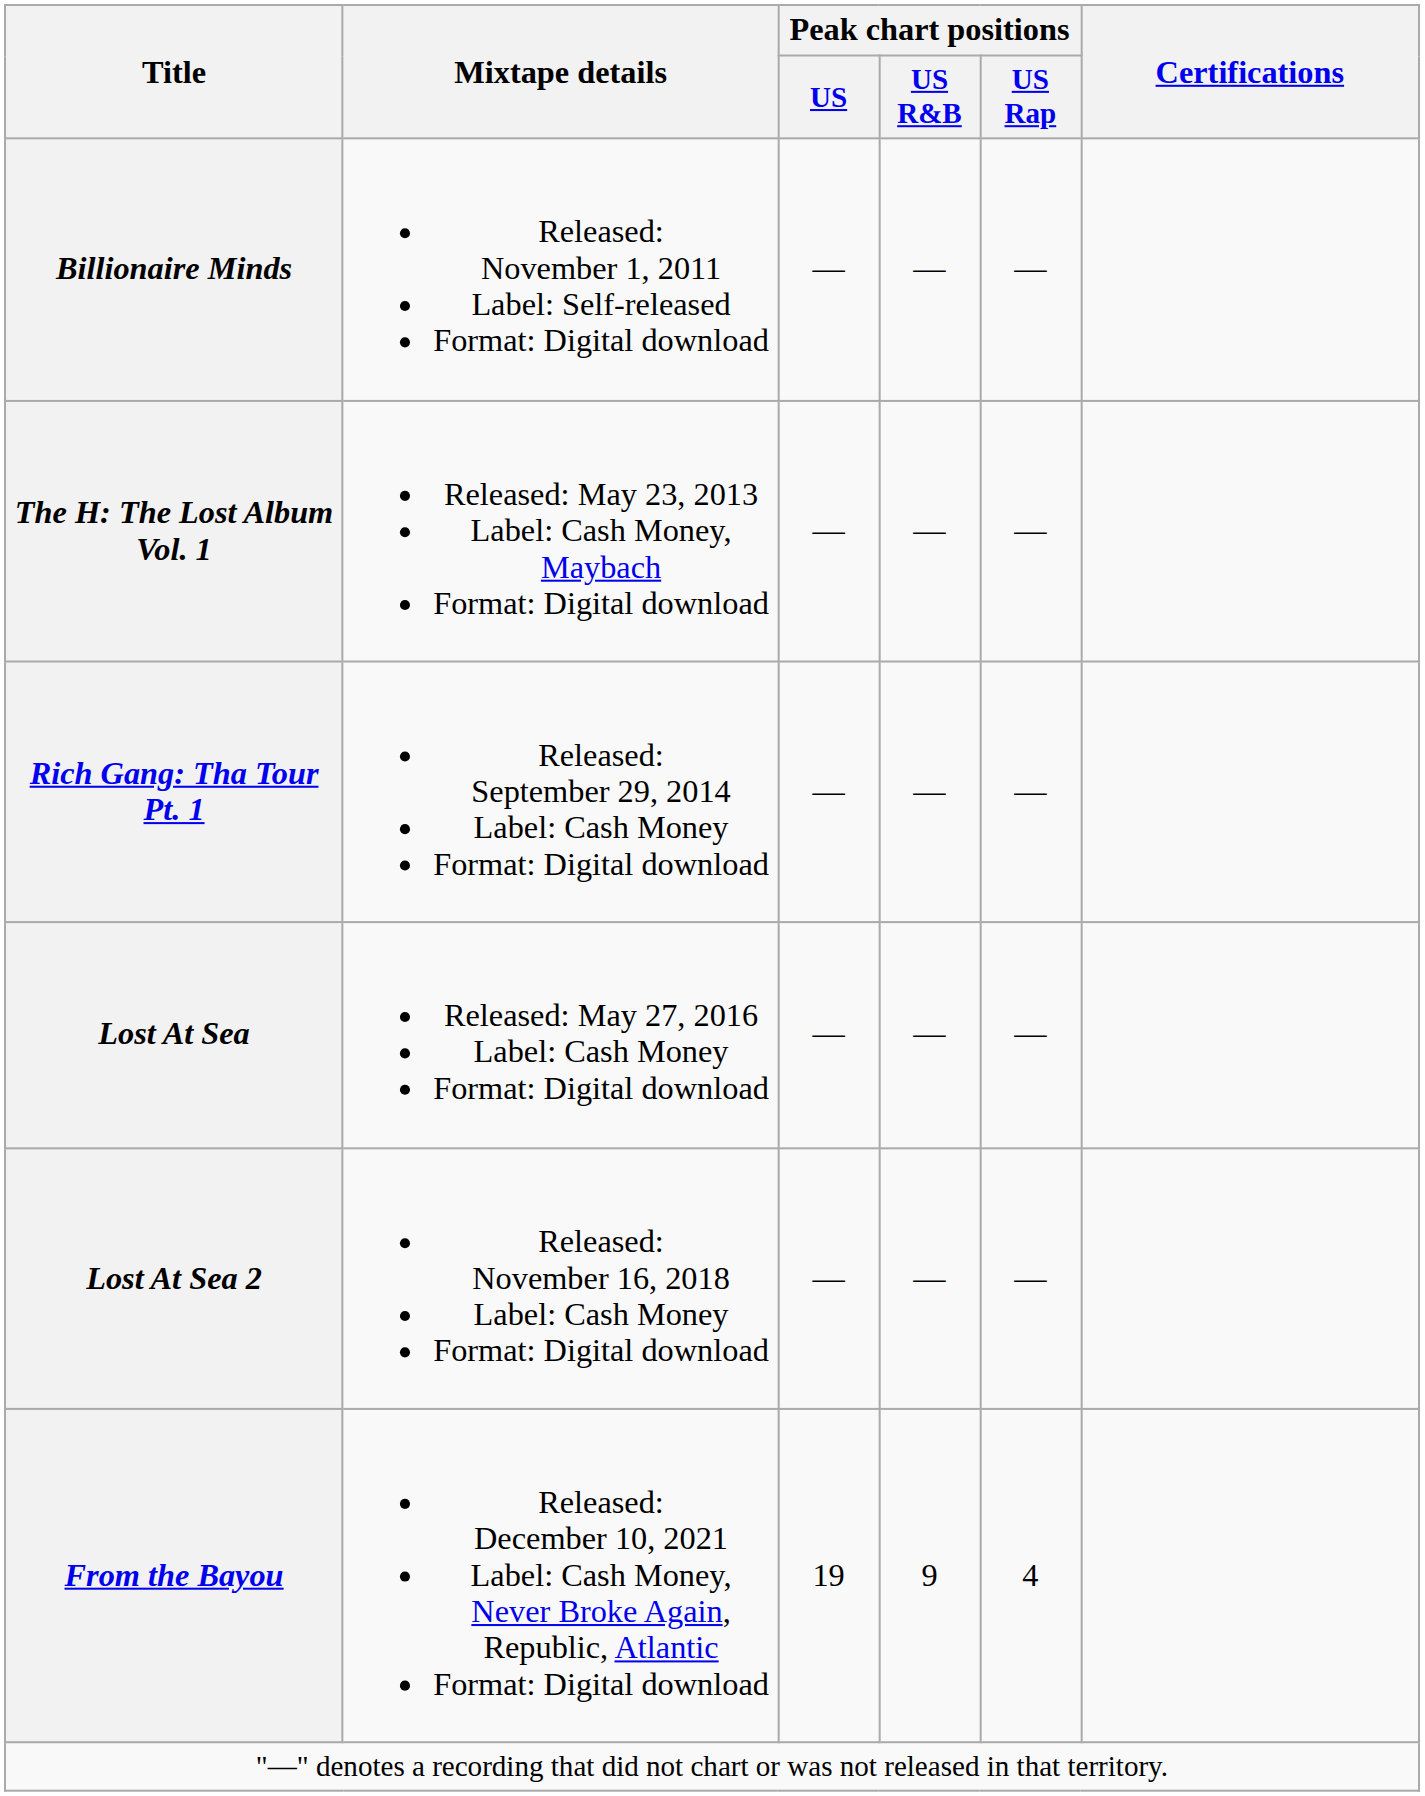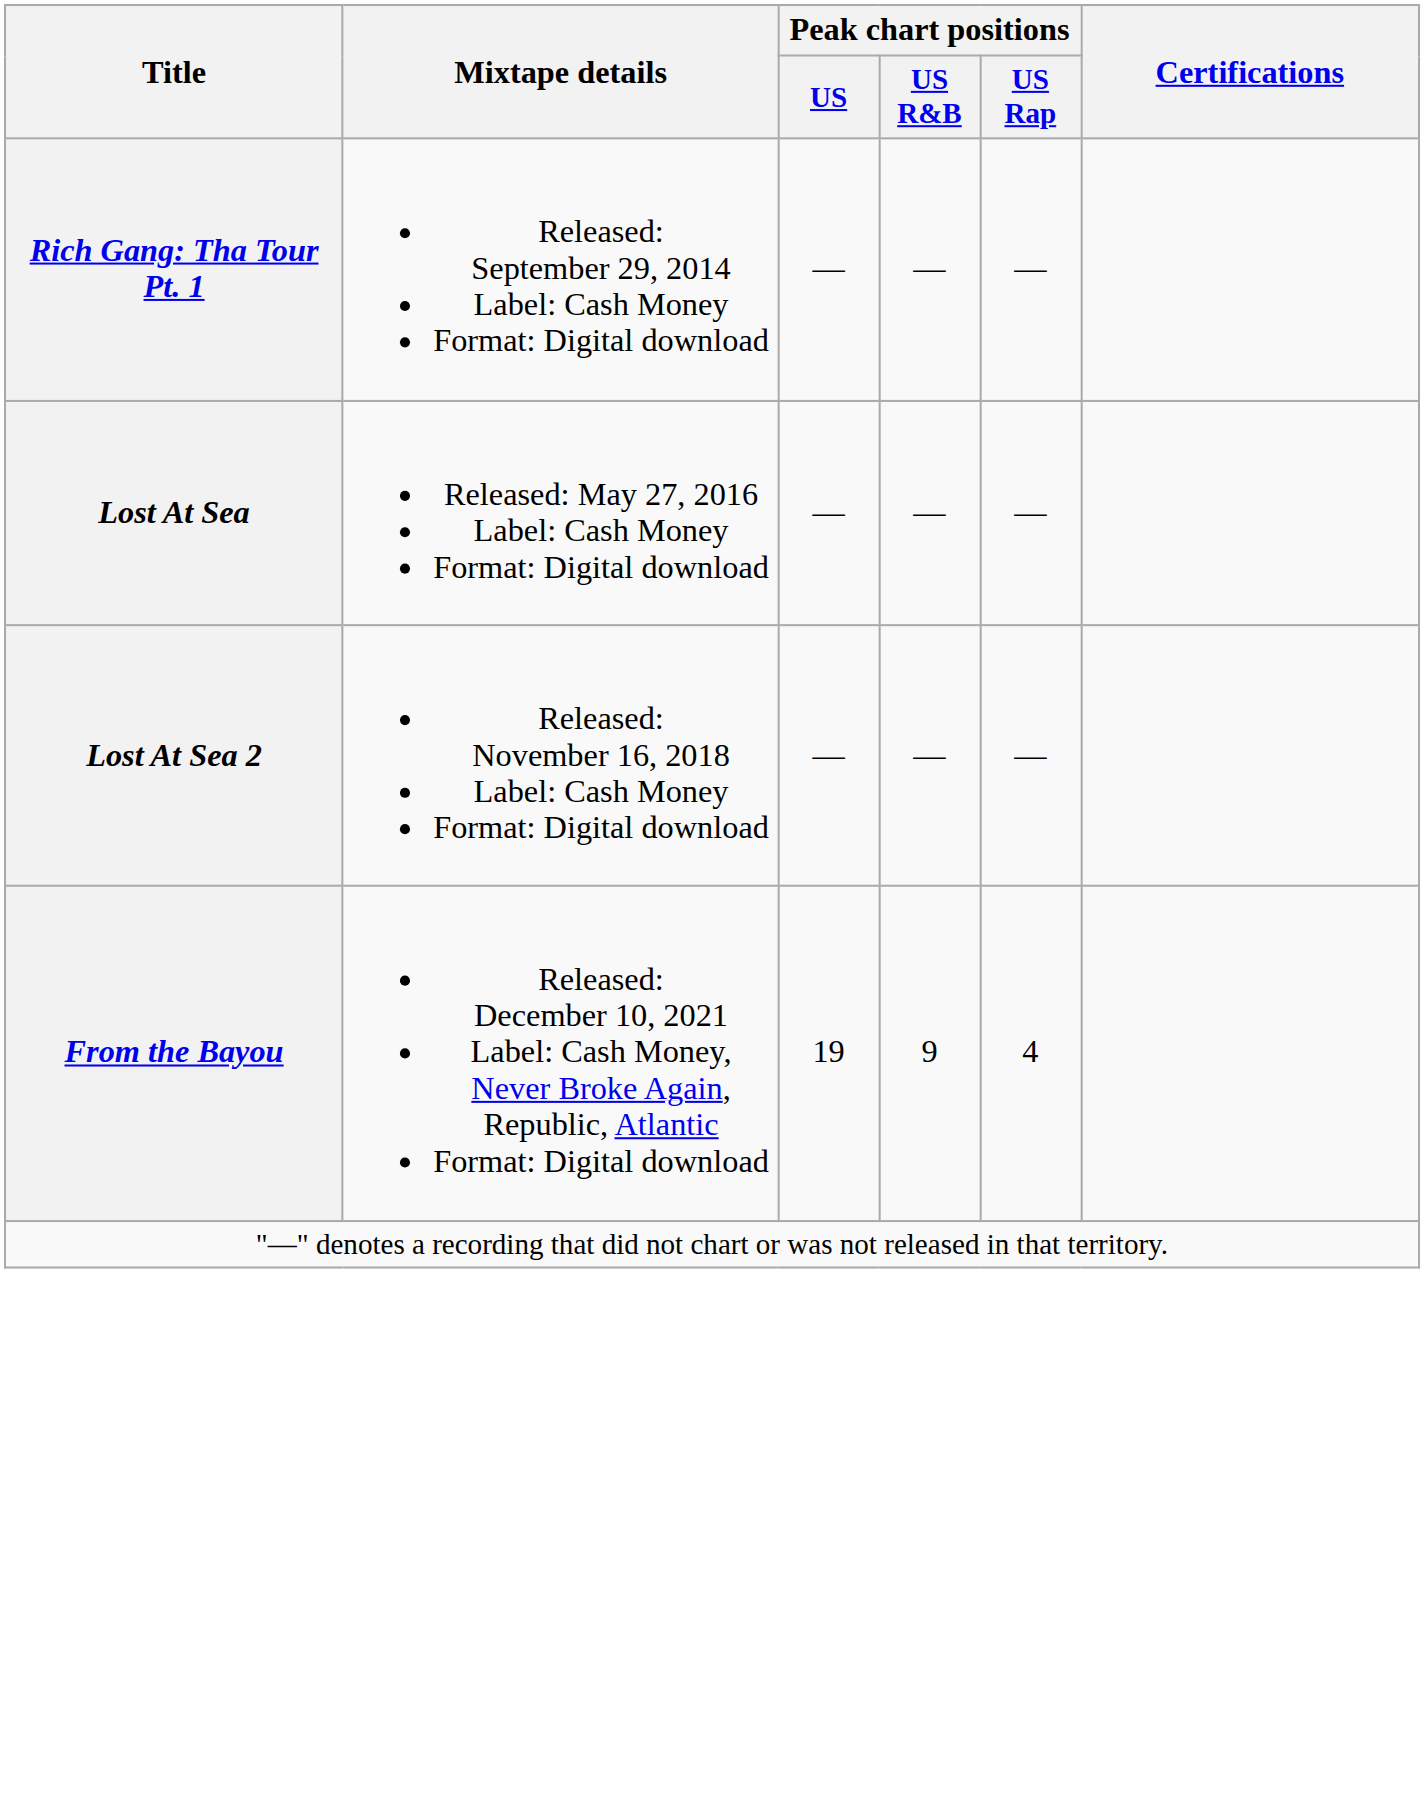- row: (174, 268)
- row: (174, 530)
